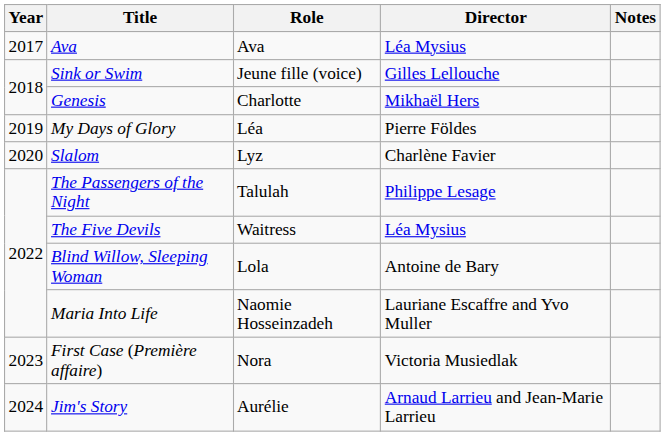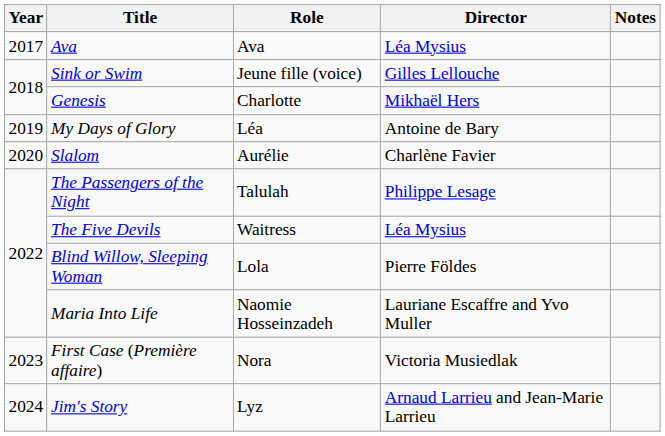(431, 127) Pierre Földes -> (442, 127) Antoine de Bary
(250, 155) Lyz -> (263, 155) Aurélie
(442, 266) Antoine de Bary -> (431, 266) Pierre Földes
(263, 407) Aurélie -> (250, 407) Lyz
